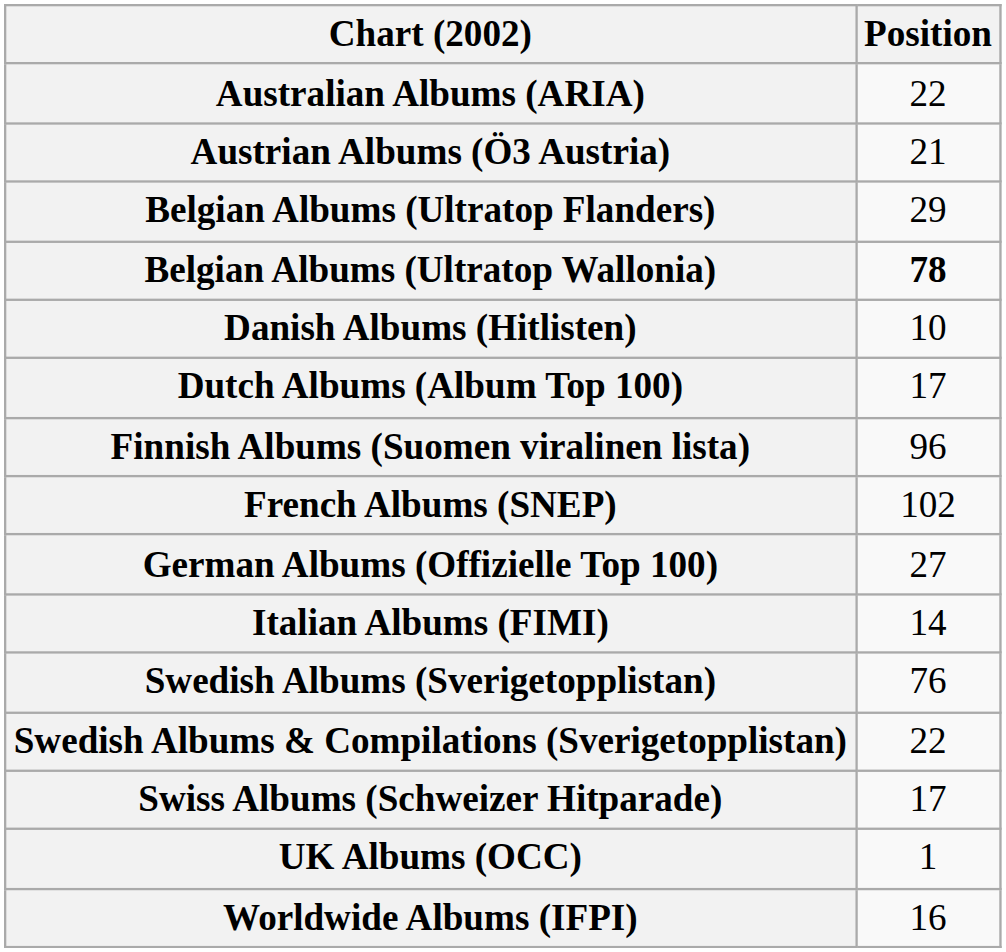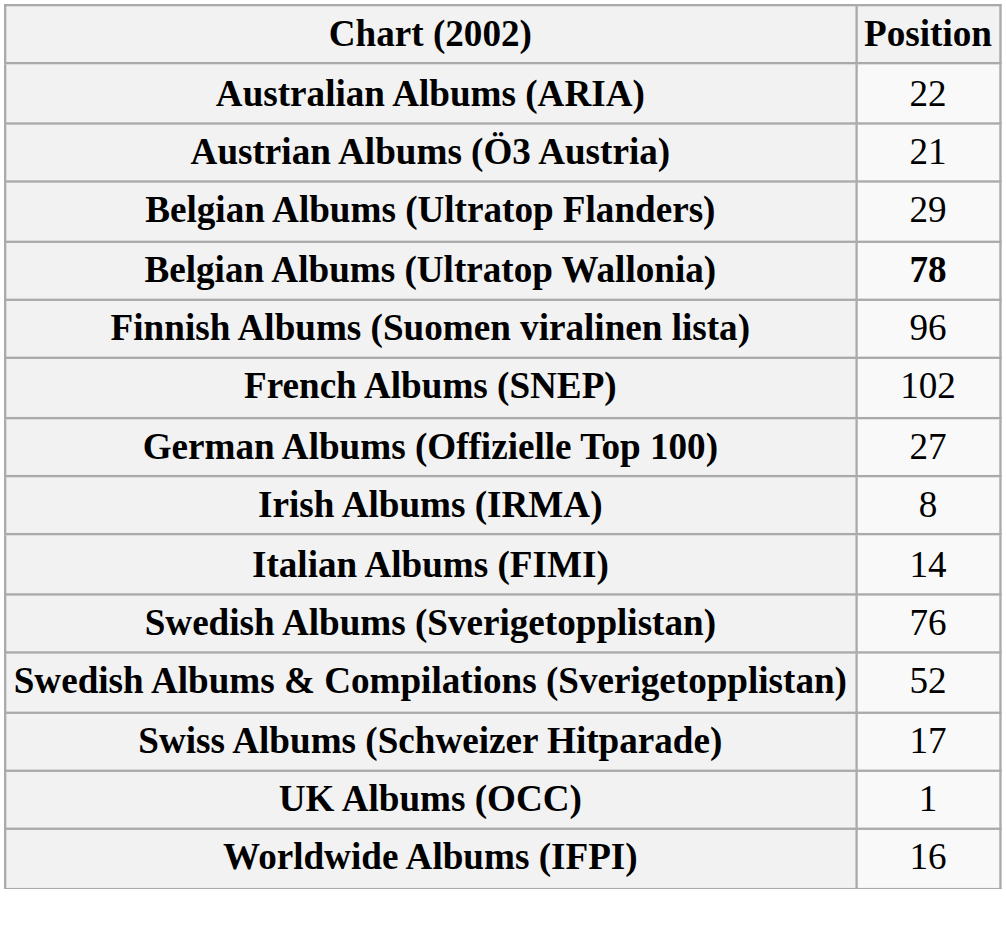- row: (430, 328)
- row: (430, 387)
+ row: (430, 504)
(928, 740) 22 -> (928, 681) 52
